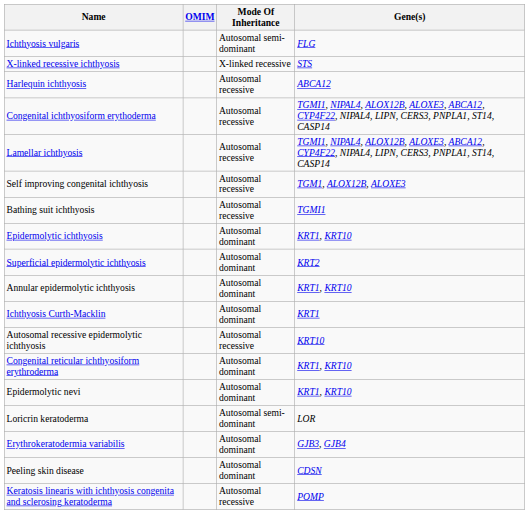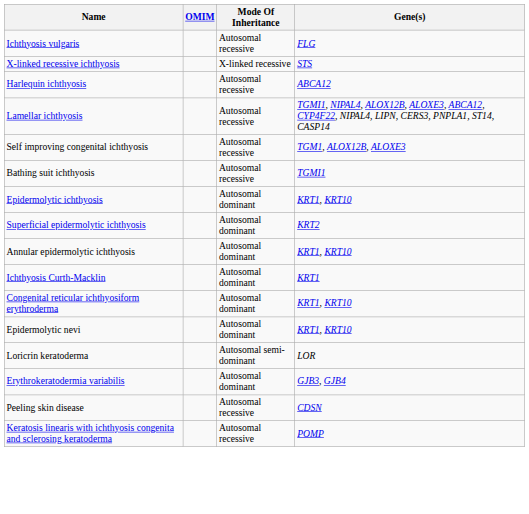(252, 43) Autosomal semi-dominant -> (240, 43) Autosomal recessive
- row: (81, 116)
- row: (74, 340)
(240, 470) Autosomal dominant -> (240, 407) Autosomal recessive
